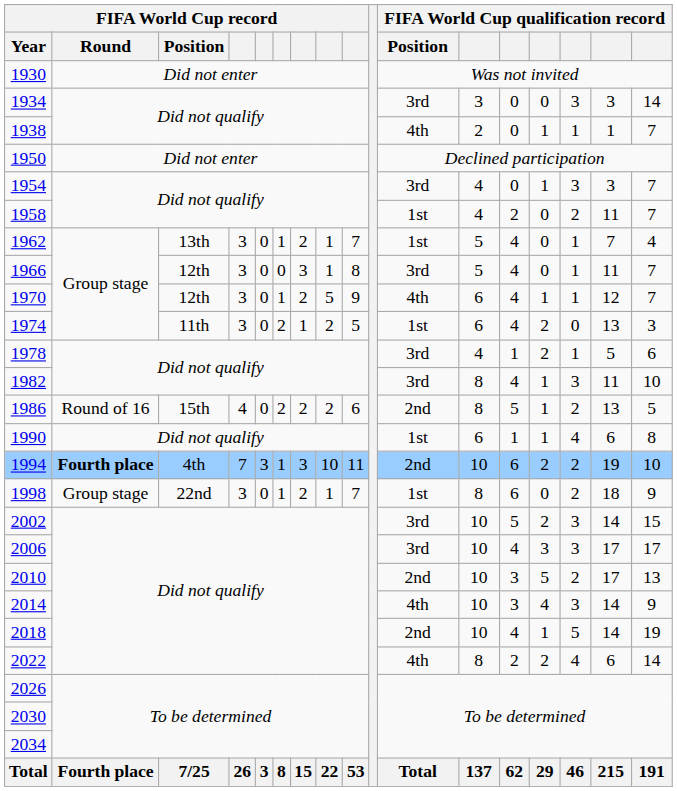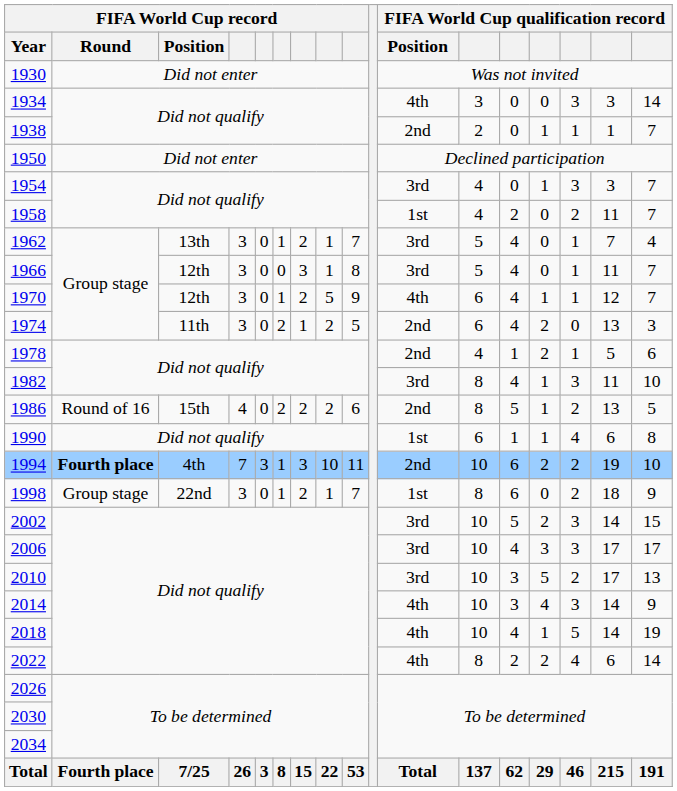(418, 102) 3rd -> (418, 102) 4th
(418, 130) 4th -> (418, 130) 2nd
(418, 241) 1st -> (418, 241) 3rd
(418, 325) 1st -> (418, 325) 2nd
(418, 353) 3rd -> (418, 353) 2nd
(418, 576) 2nd -> (418, 576) 3rd
(418, 632) 2nd -> (418, 632) 4th
